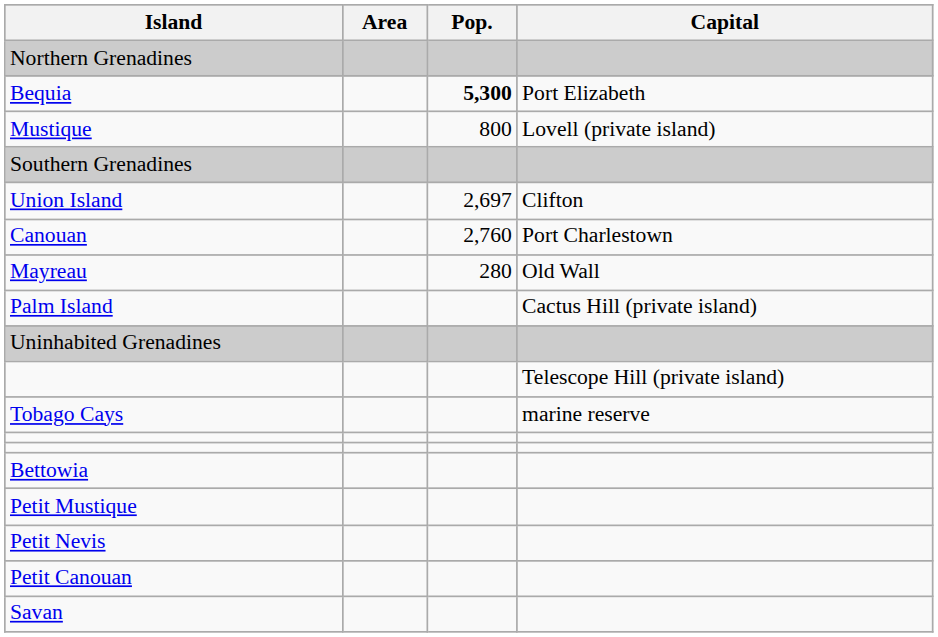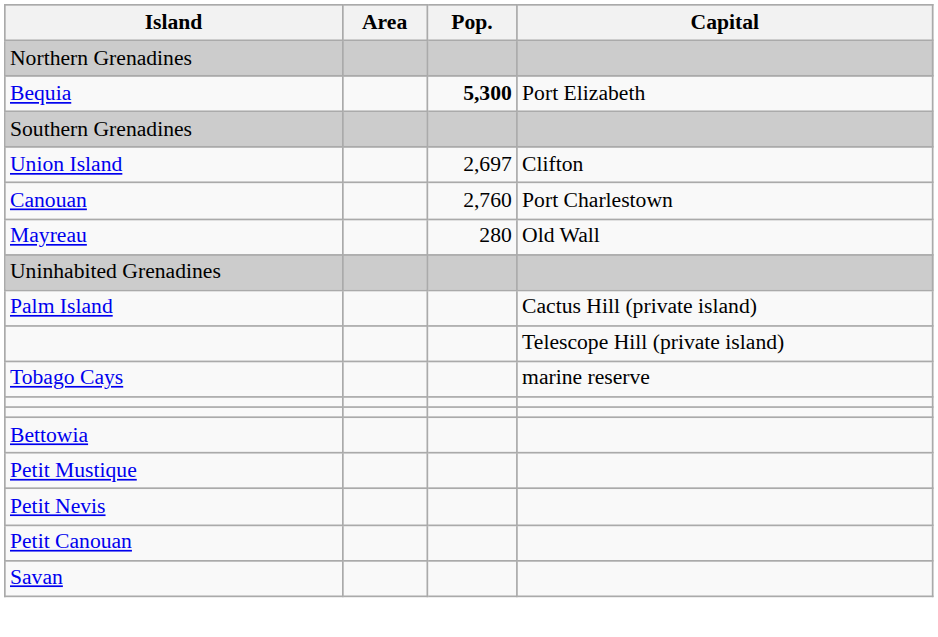- row: (51, 129)
rows swapped: (115, 342) <-> (61, 307)
